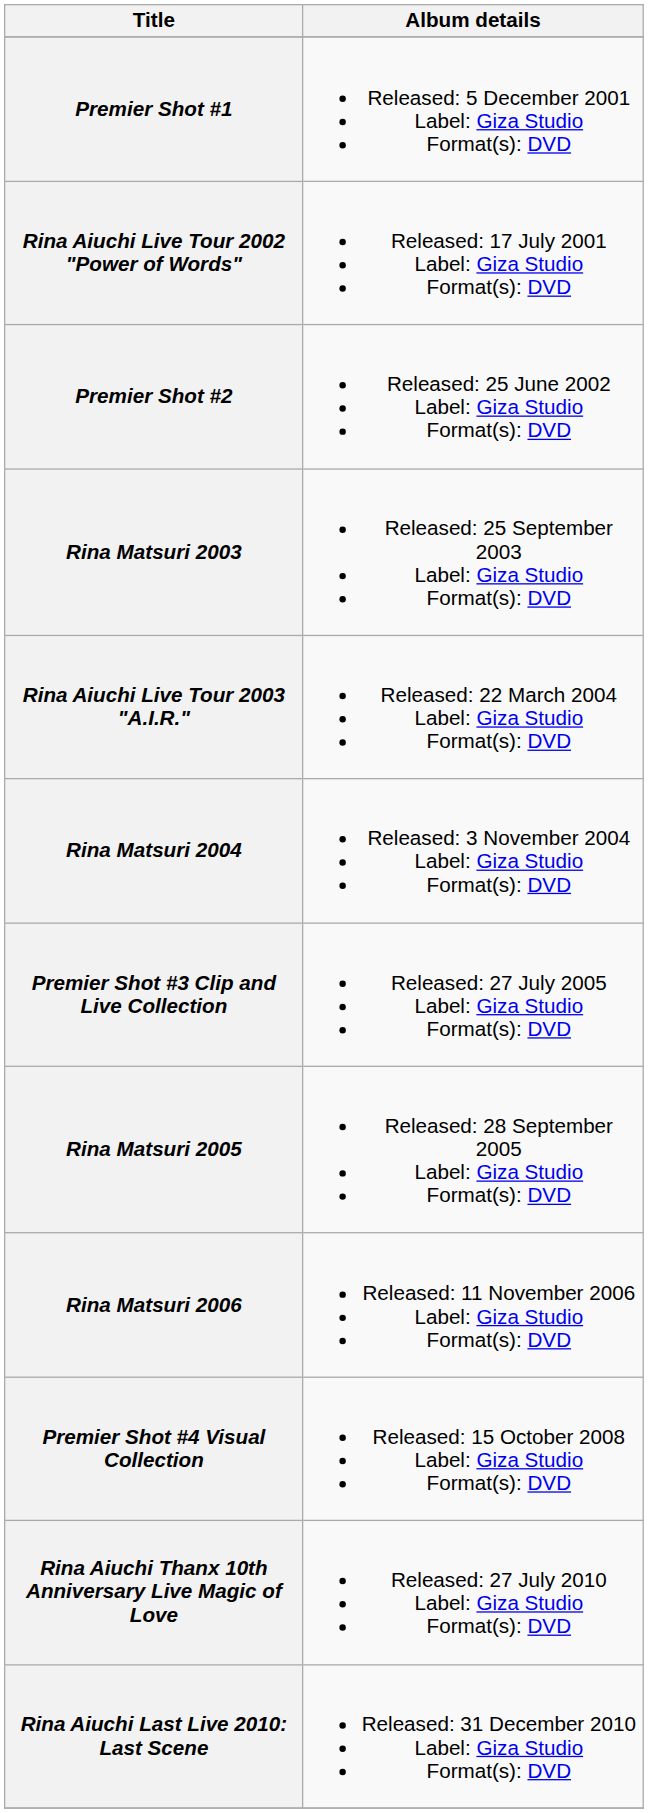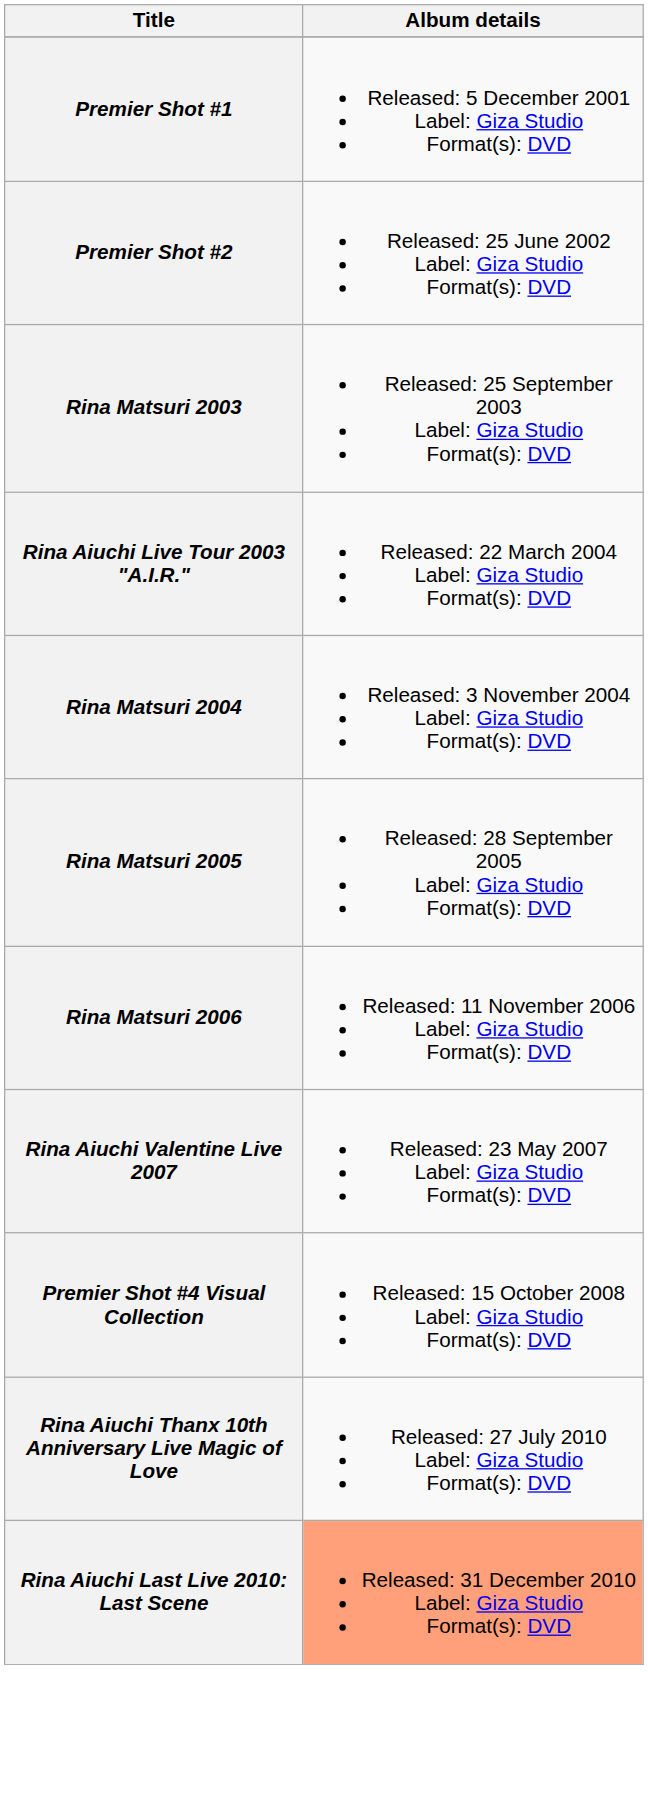- row: (154, 252)
- row: (154, 994)
+ row: (154, 1161)
(473, 1748) no background -> (473, 1604) lightsalmon background
